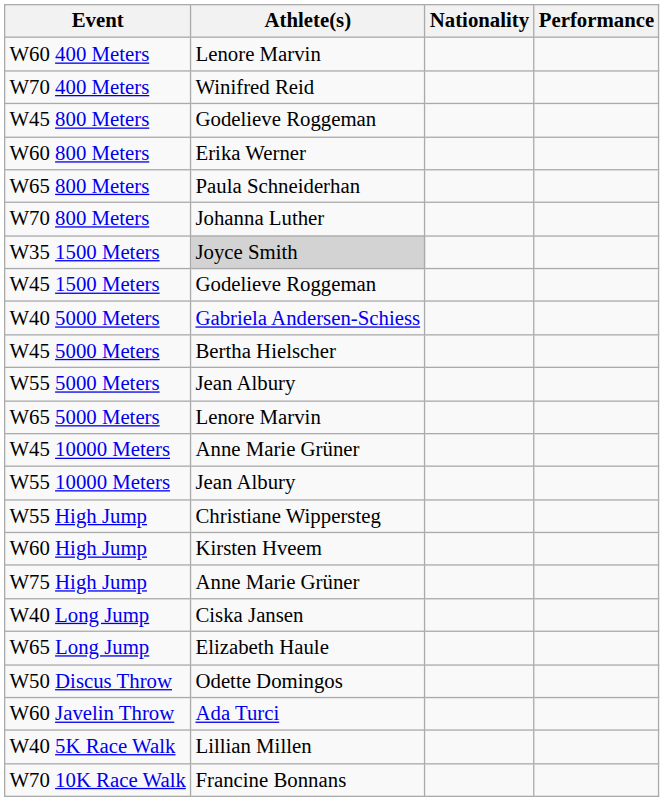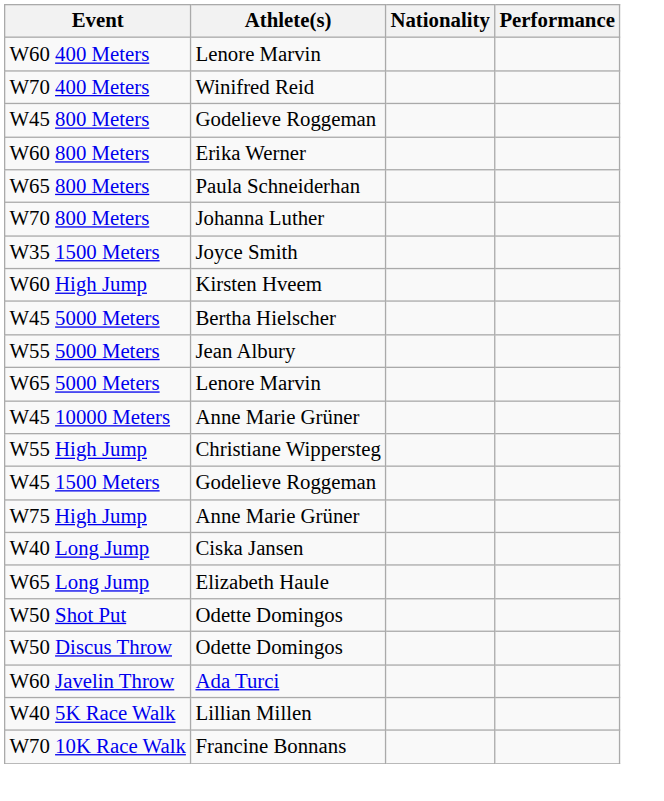(247, 251) lightgrey background -> (247, 251) no background
rows swapped: (85, 284) <-> (78, 548)
- row: (85, 317)
- row: (90, 482)
+ row: (68, 614)
